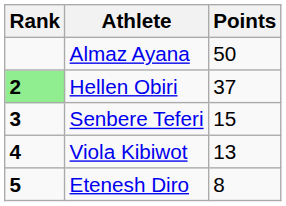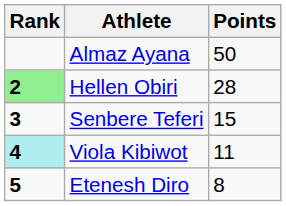(225, 87) 37 -> (225, 87) 28
(15, 152) no background -> (15, 152) paleturquoise background
(225, 152) 13 -> (224, 152) 11
